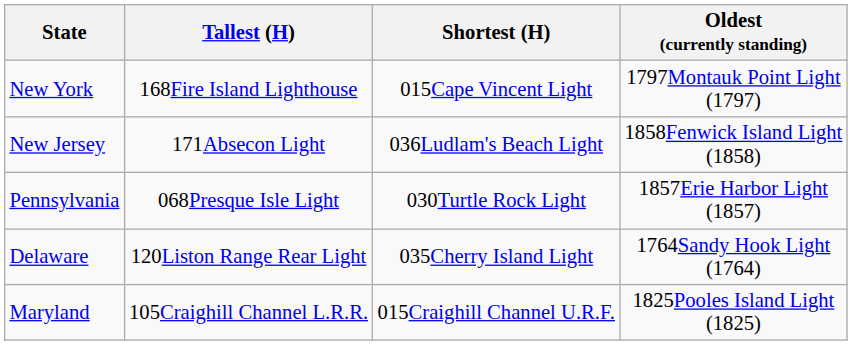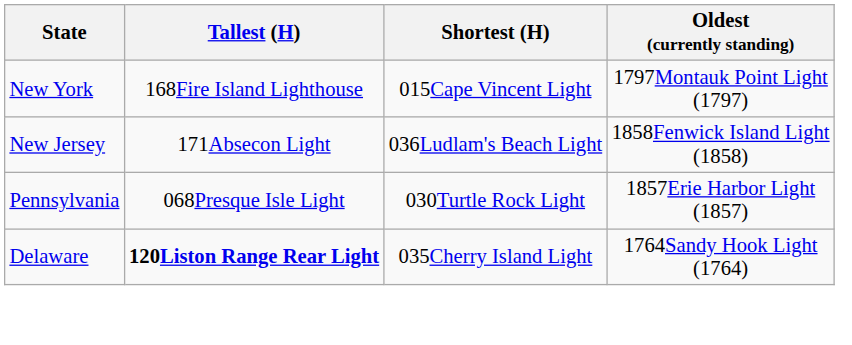(249, 256) normal -> (254, 256) bold
- row: (50, 312)
